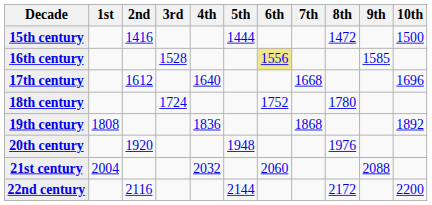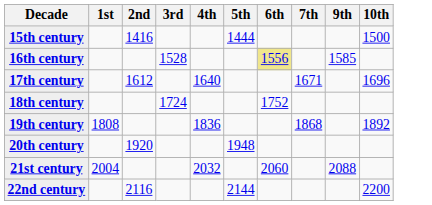- column: (342, 15)
(308, 80) 1668 -> (308, 80) 1671
